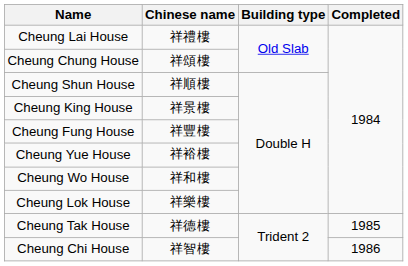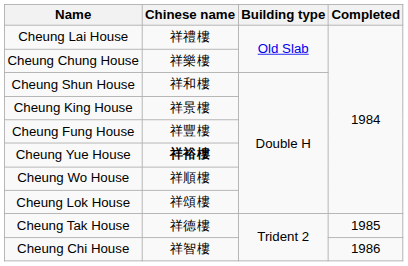(190, 60) 祥頌樓 -> (190, 60) 祥樂樓
(190, 84) 祥順樓 -> (190, 84) 祥和樓
(190, 154) normal -> (190, 154) bold
(190, 178) 祥和樓 -> (190, 178) 祥順樓
(190, 201) 祥樂樓 -> (190, 201) 祥頌樓
